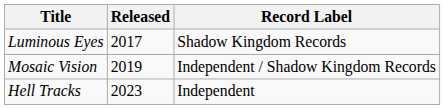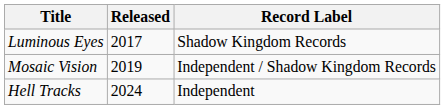(126, 91) 2023 -> (126, 91) 2024
